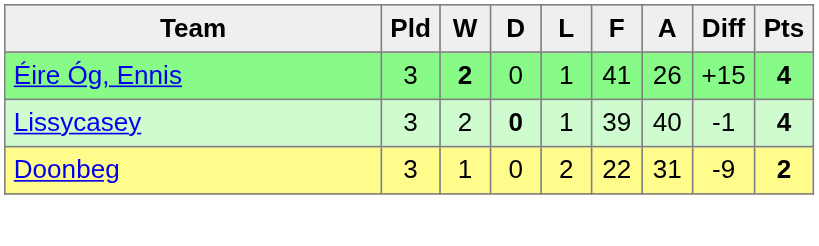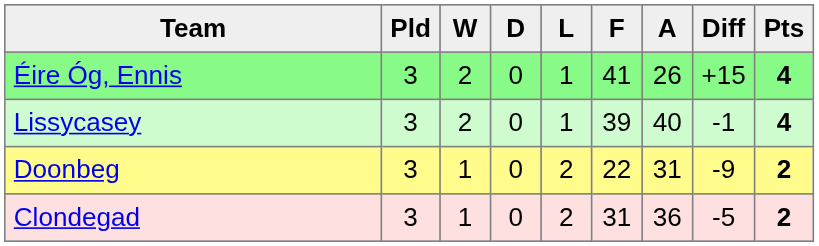(465, 75) bold -> (465, 75) normal
(516, 122) bold -> (516, 122) normal
+ row: (77, 217)
